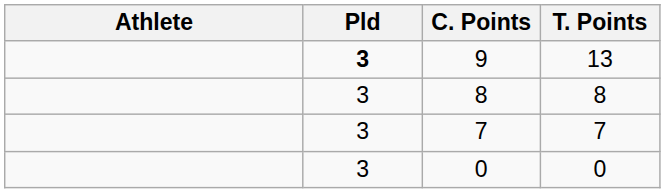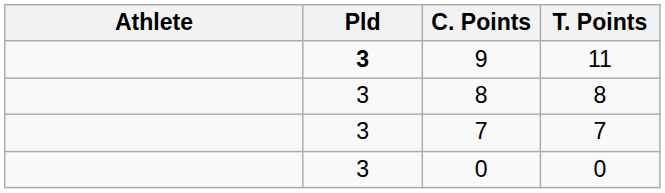(600, 59) 13 -> (600, 59) 11
